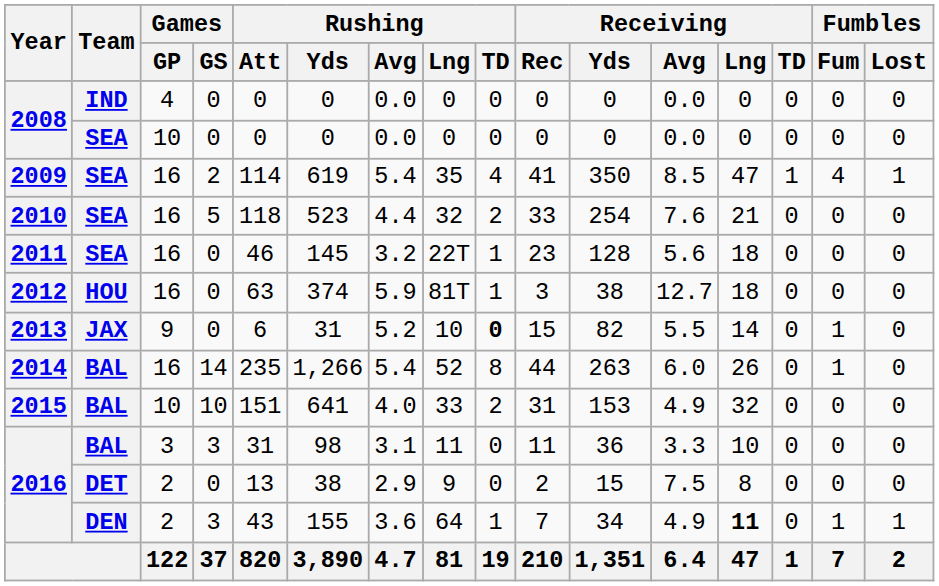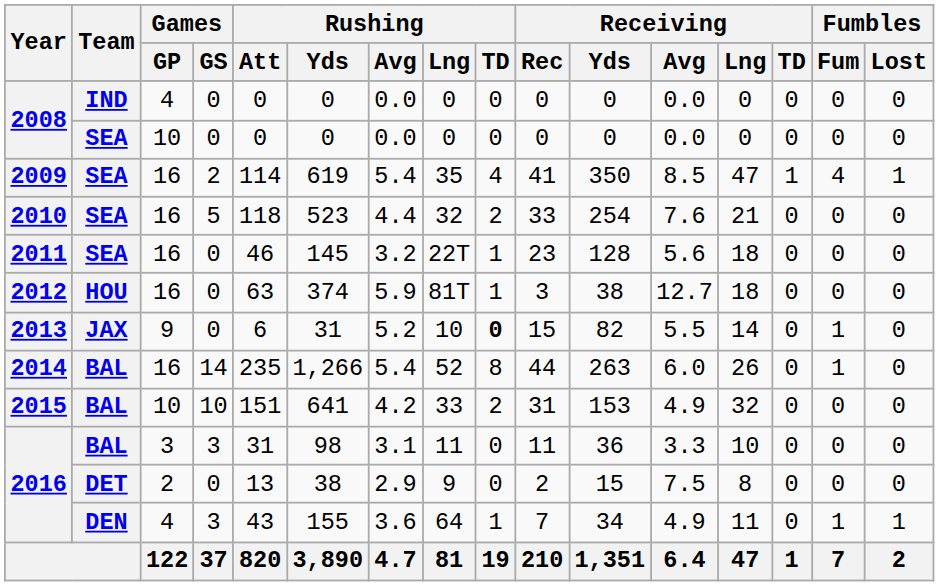(395, 408) 4.0 -> (395, 408) 4.2
(167, 523) 2 -> (167, 523) 4
(745, 523) bold -> (745, 523) normal
